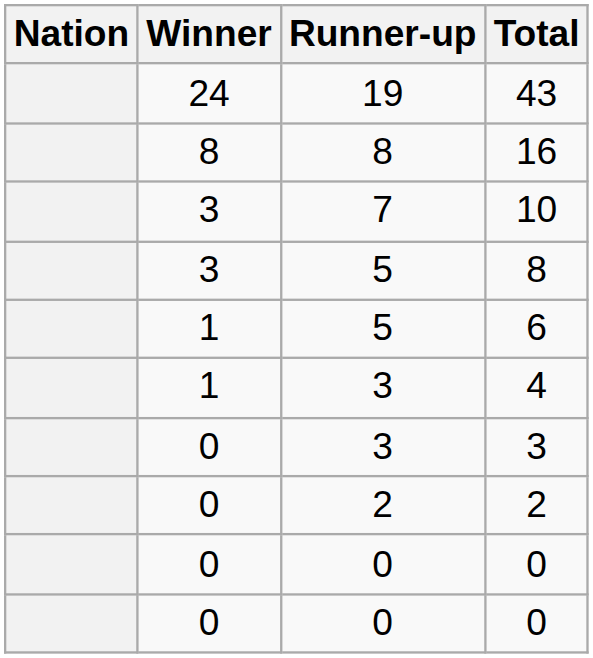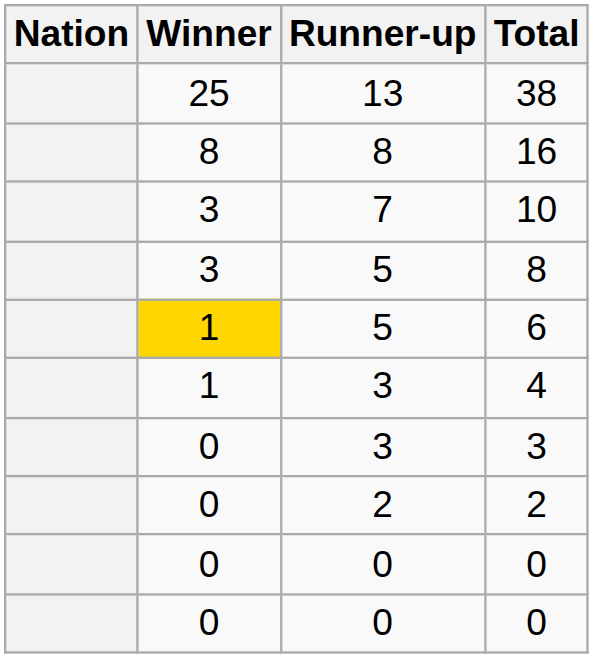+ row: (383, 92)
- row: (383, 92)
(209, 328) no background -> (209, 328) gold background
